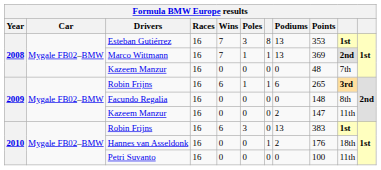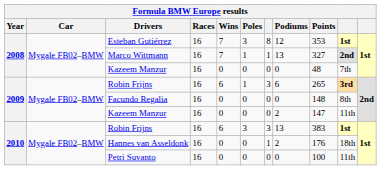(279, 40) 13 -> (279, 40) 12
(319, 55) 369 -> (319, 55) 327
(268, 84) 1 -> (268, 84) 3
(268, 128) 0 -> (268, 128) 3
